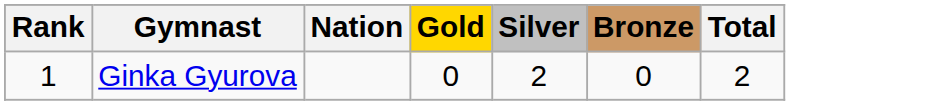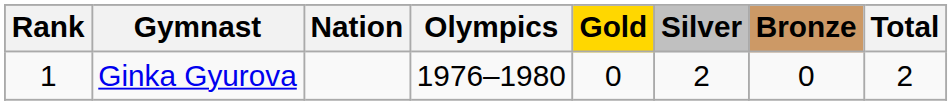+ column: (491, 28)
